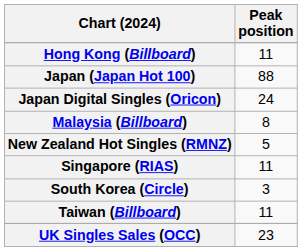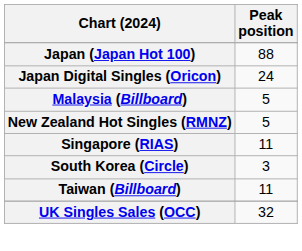- row: (120, 54)
(266, 122) 8 -> (266, 99) 5
(266, 235) 23 -> (266, 212) 32
